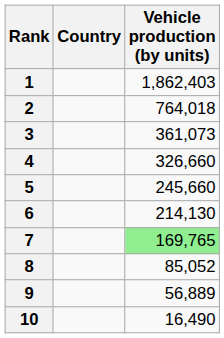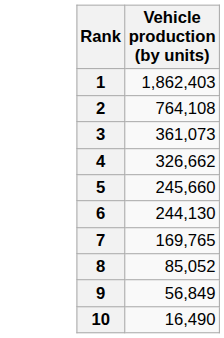- column: (89, 37)
(185, 108) 764,018 -> (185, 108) 764,108
(185, 161) 326,660 -> (185, 161) 326,662
(185, 214) 214,130 -> (185, 214) 244,130
(185, 240) lightgreen background -> (185, 240) no background
(190, 293) 56,889 -> (190, 293) 56,849
